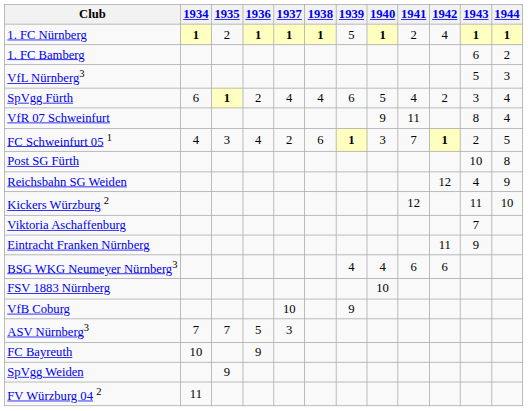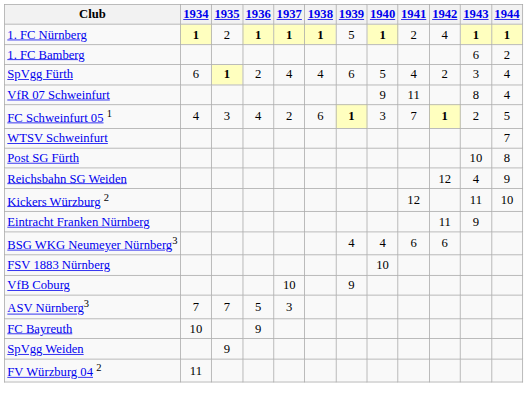- row: (46, 76)
+ row: (58, 138)
- row: (67, 225)
